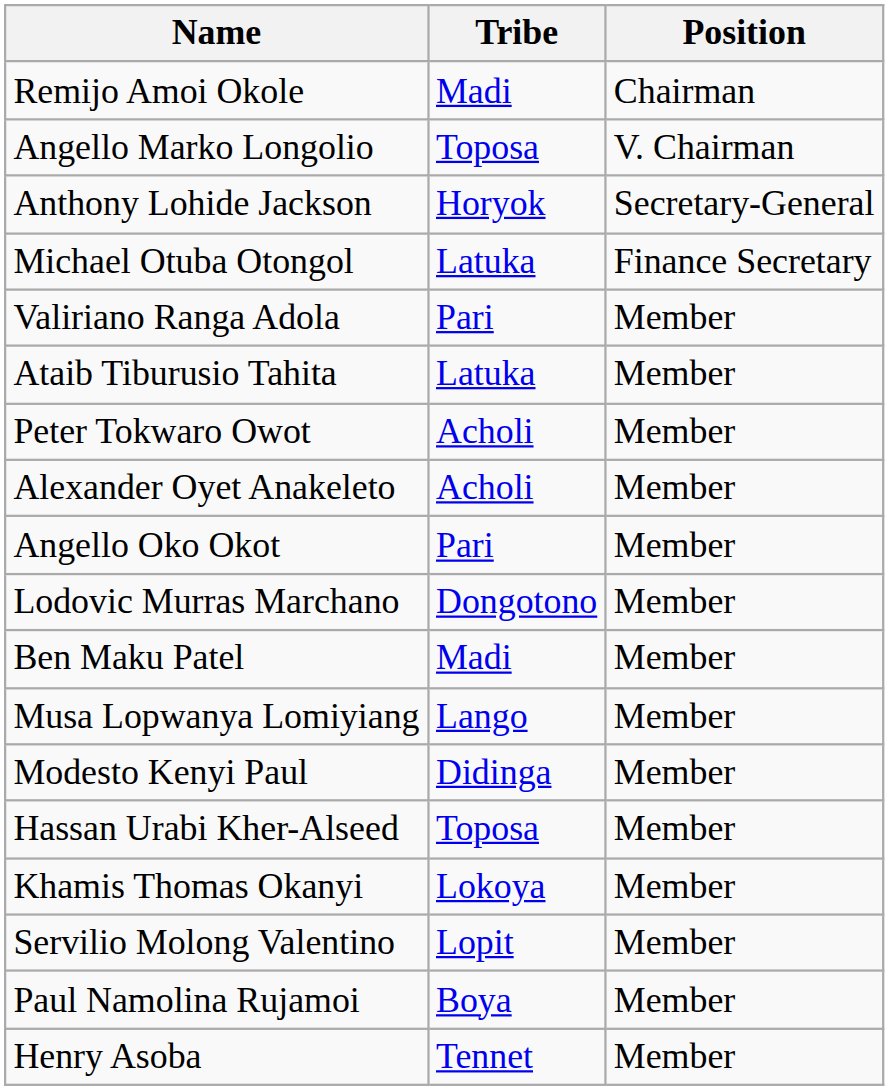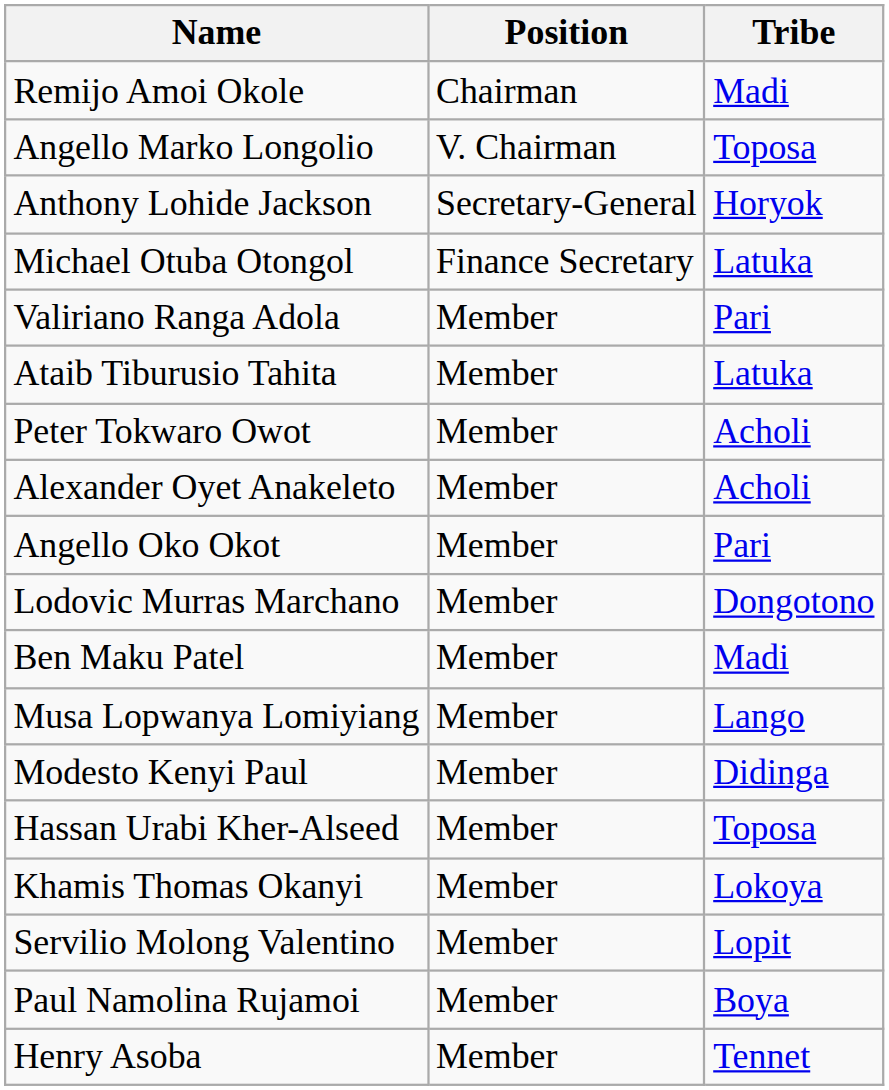columns swapped: (744, 32) <-> (517, 32)
